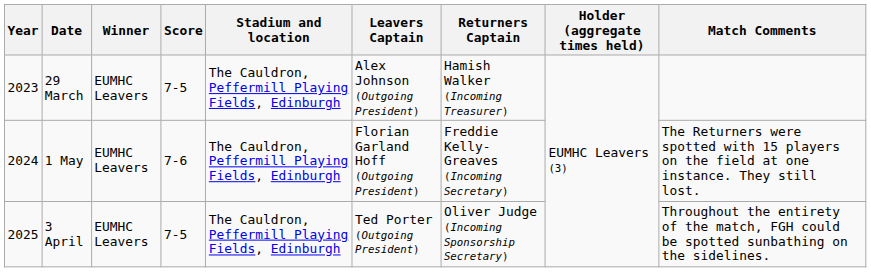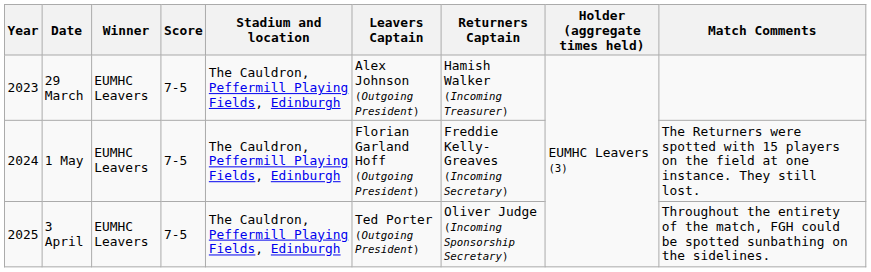(176, 161) 7-6 -> (176, 161) 7-5
